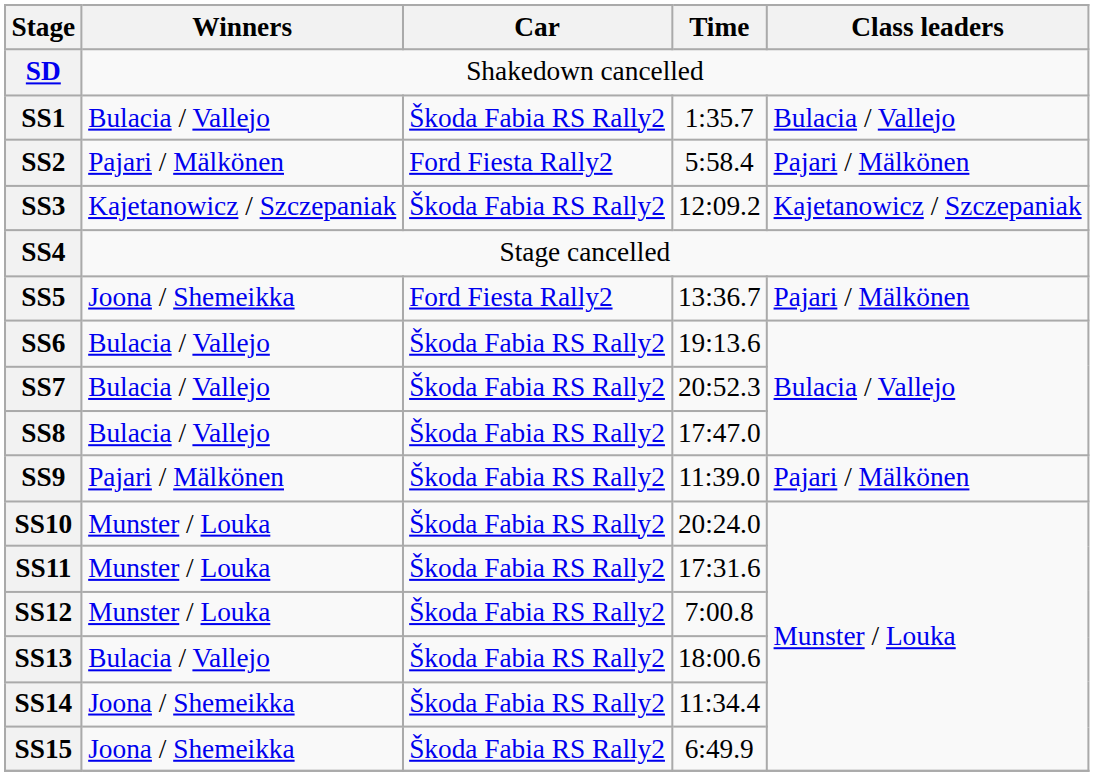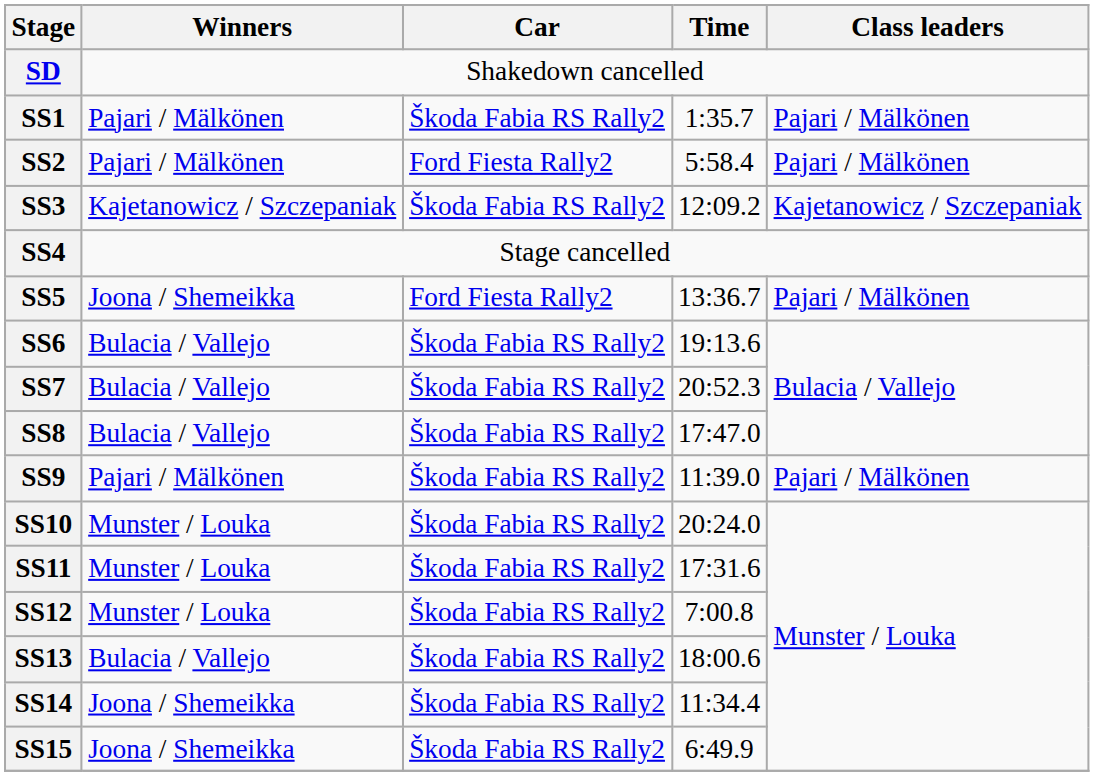(179, 116) Bulacia / Vallejo -> (186, 116) Pajari / Mälkönen
(864, 116) Bulacia / Vallejo -> (871, 116) Pajari / Mälkönen
